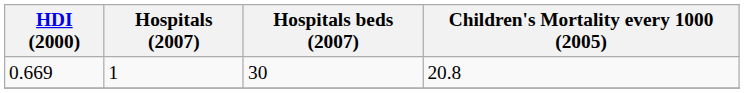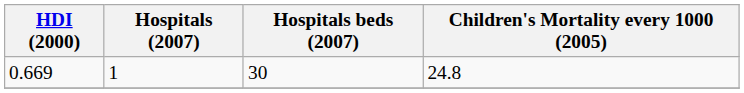(444, 72) 20.8 -> (444, 72) 24.8
